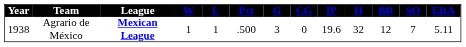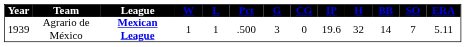(19, 29) 1938 -> (19, 29) 1939
(386, 29) 12 -> (386, 29) 14
